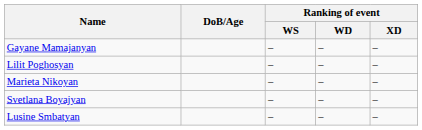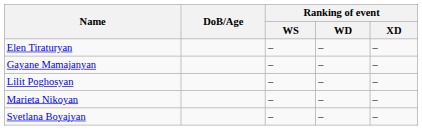+ row: (40, 47)
- row: (43, 117)
